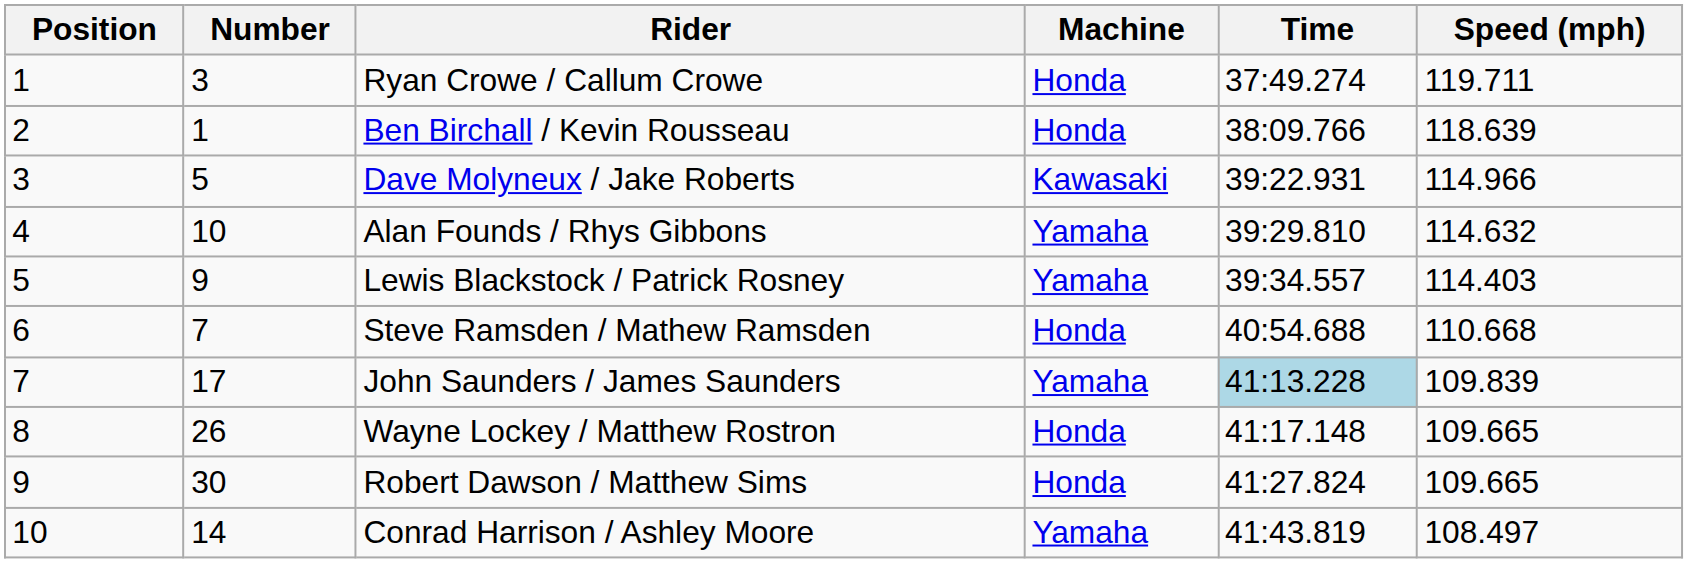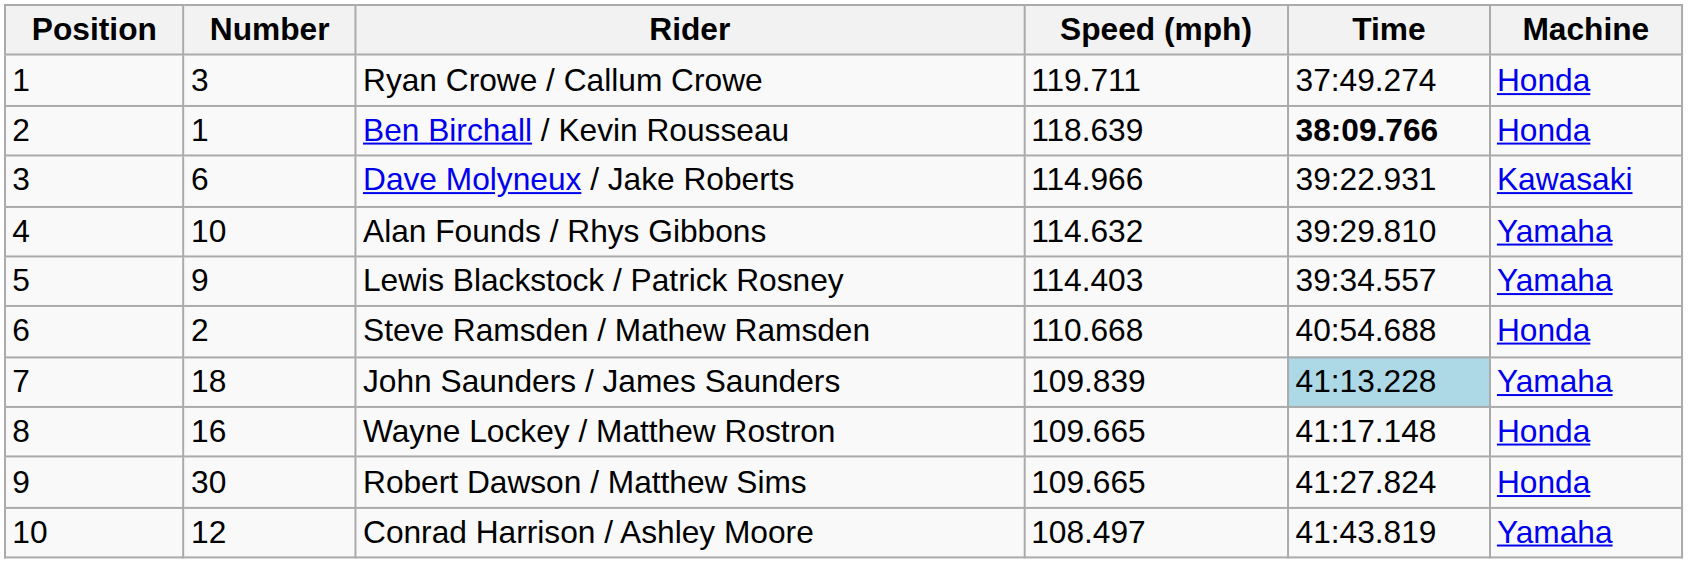columns swapped: (1121, 29) <-> (1550, 29)
(1296, 130) normal -> (1367, 130) bold
(200, 180) 5 -> (200, 180) 6
(200, 331) 7 -> (200, 331) 2
(209, 381) 17 -> (209, 381) 18
(209, 431) 26 -> (209, 431) 16
(209, 532) 14 -> (209, 532) 12
